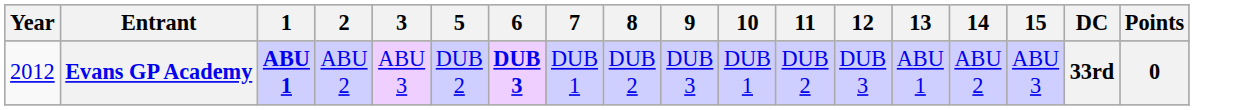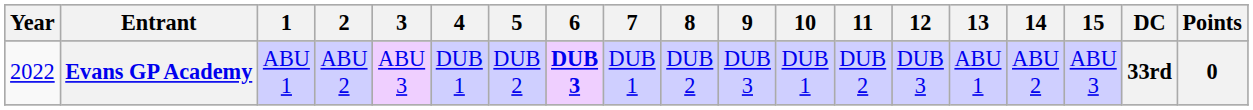+ column: (459, 22)
(32, 72) 2012 -> (32, 72) 2022
(286, 72) bold -> (286, 72) normal
